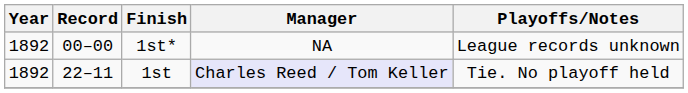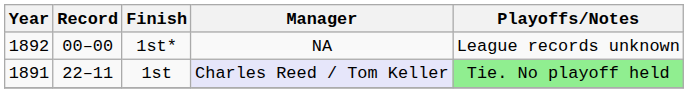(29, 74) 1892 -> (29, 74) 1891
(568, 74) no background -> (568, 74) lightgreen background
